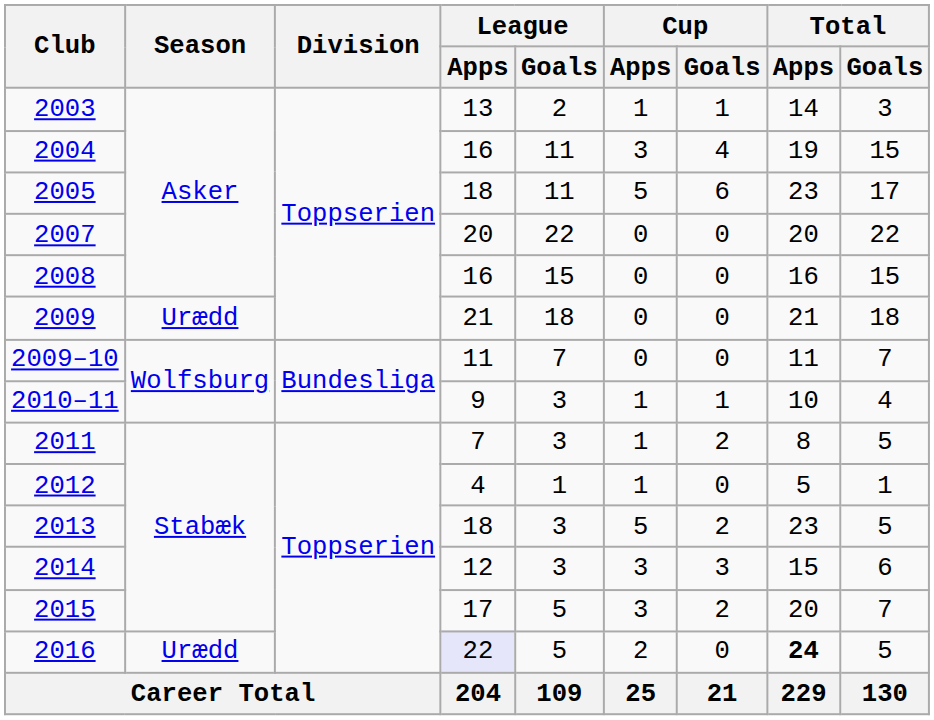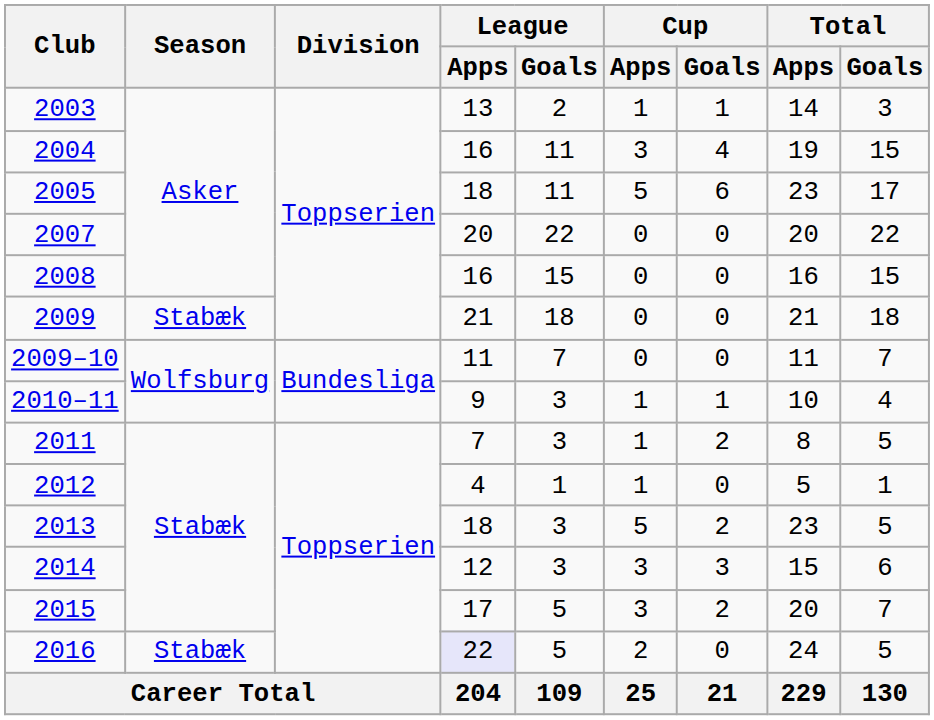(200, 318) Urædd -> (200, 318) Stabæk
(200, 652) Urædd -> (200, 652) Stabæk
(803, 652) bold -> (803, 652) normal
